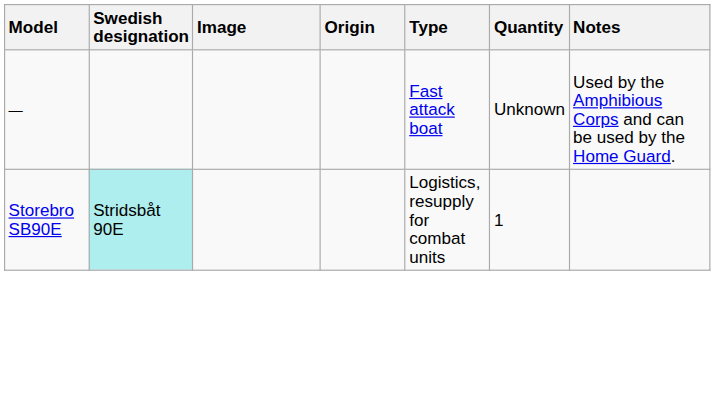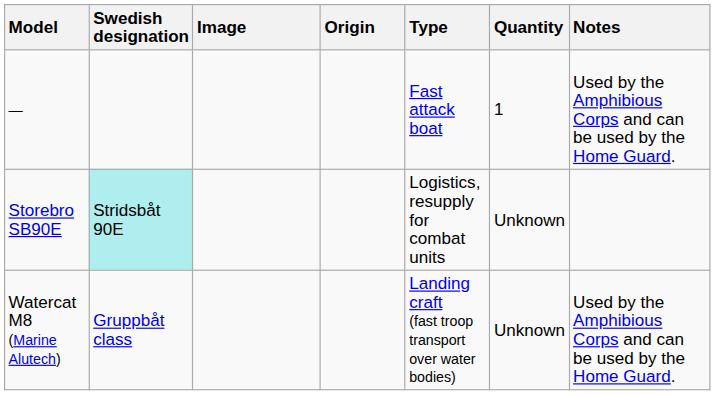(529, 109) Unknown -> (499, 109) 1
(499, 219) 1 -> (529, 219) Unknown
+ row: (42, 329)
